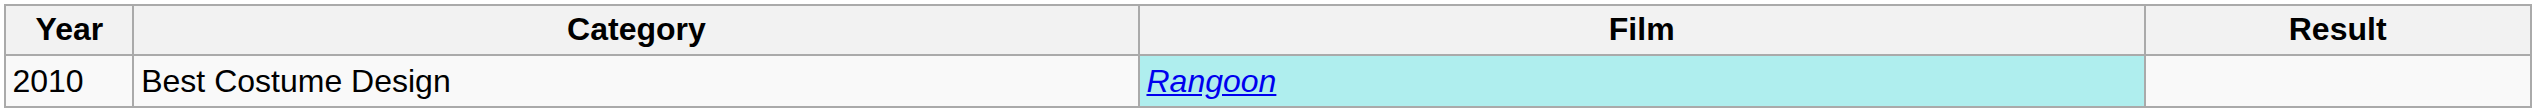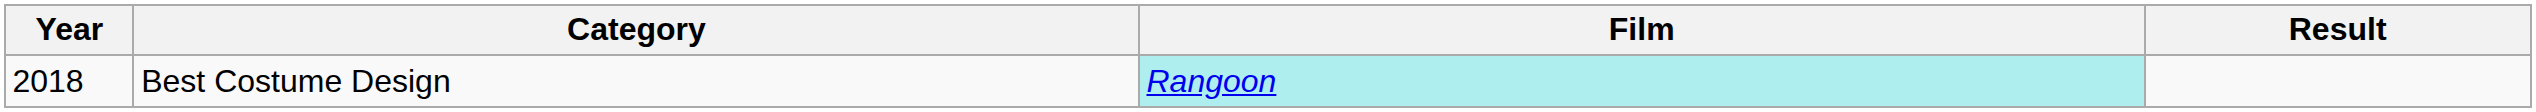(48, 80) 2010 -> (48, 80) 2018
